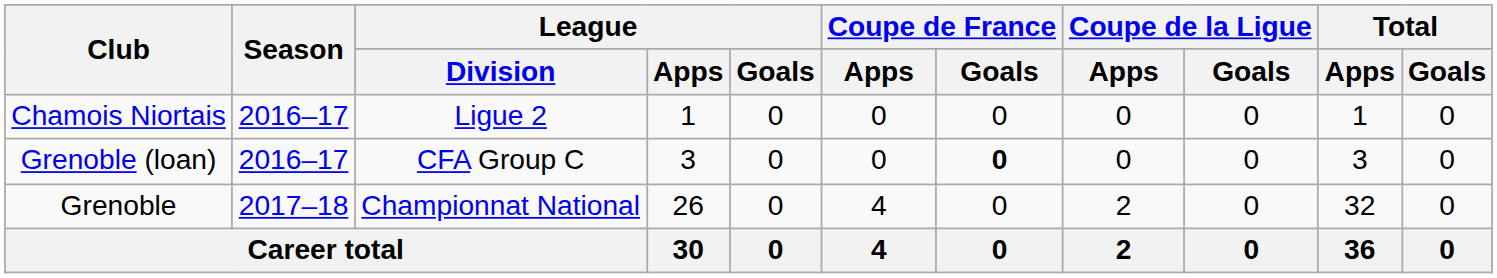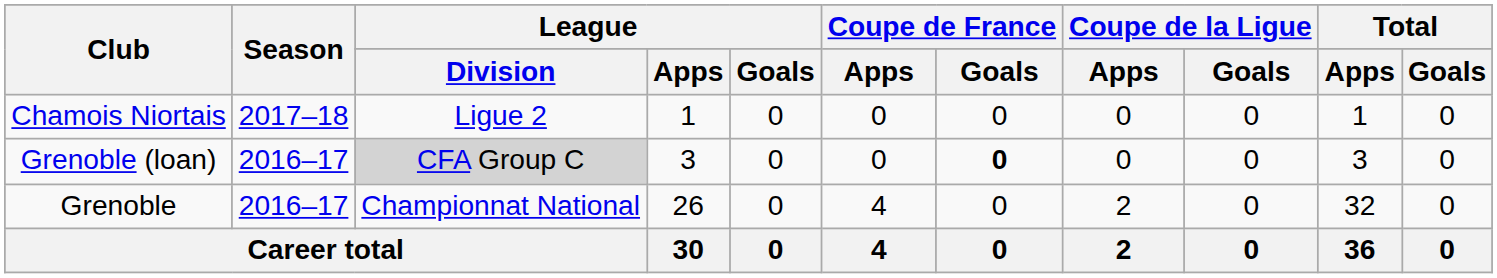(294, 116) 2016–17 -> (294, 116) 2017–18
(501, 160) no background -> (501, 160) lightgrey background
(294, 205) 2017–18 -> (294, 205) 2016–17
